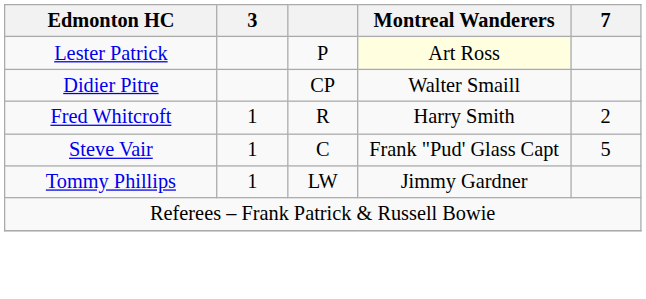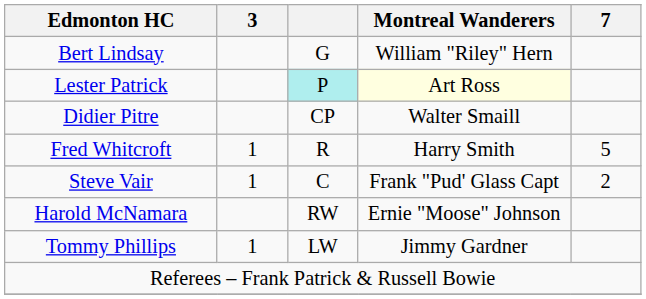+ row: (111, 52)
(323, 52) no background -> (323, 85) paleturquoise background
(606, 117) 2 -> (606, 149) 5
(606, 149) 5 -> (606, 181) 2
+ row: (111, 213)
